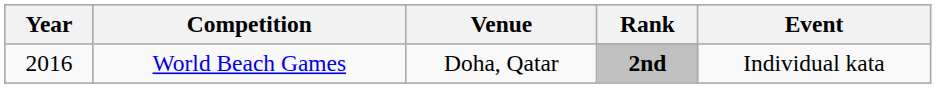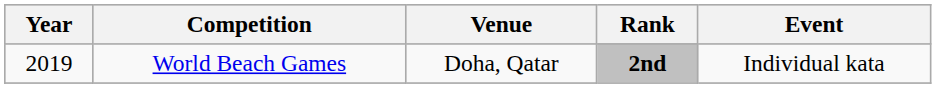(49, 62) 2016 -> (49, 62) 2019
